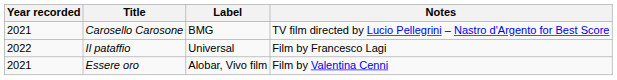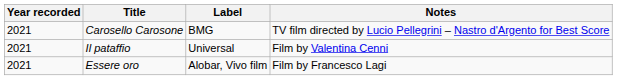(19, 48) 2022 -> (19, 48) 2021
(329, 48) Film by Francesco Lagi -> (330, 48) Film by Valentina Cenni
(330, 65) Film by Valentina Cenni -> (329, 65) Film by Francesco Lagi
